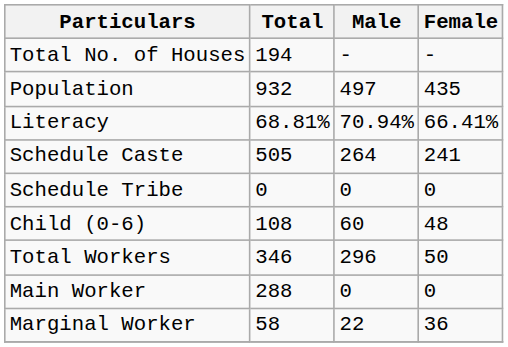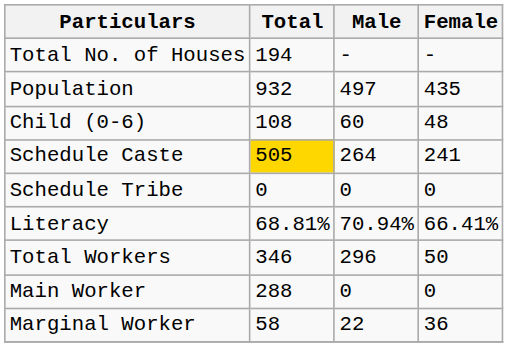rows swapped: (78, 224) <-> (59, 123)
(274, 156) no background -> (274, 156) gold background
